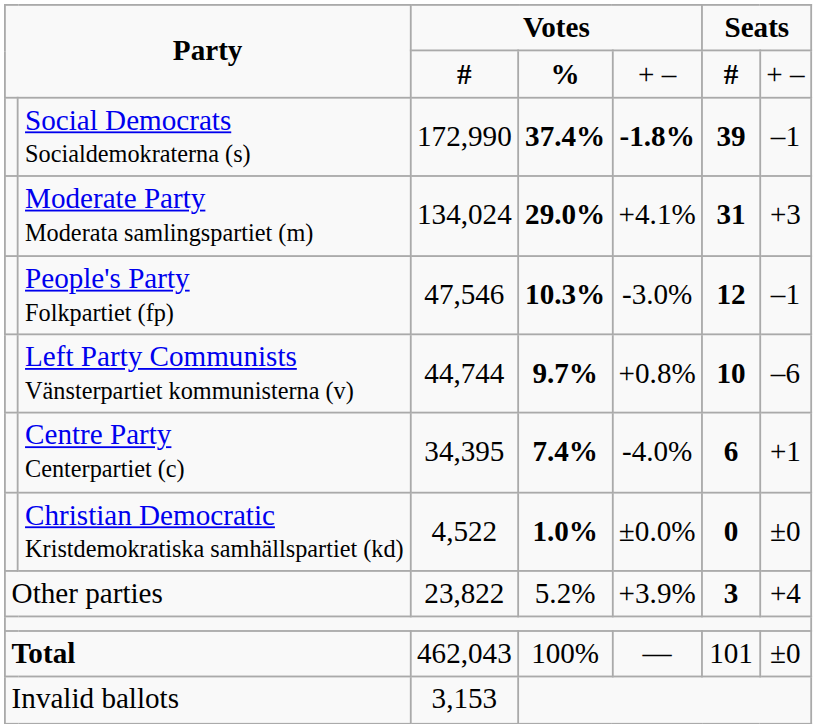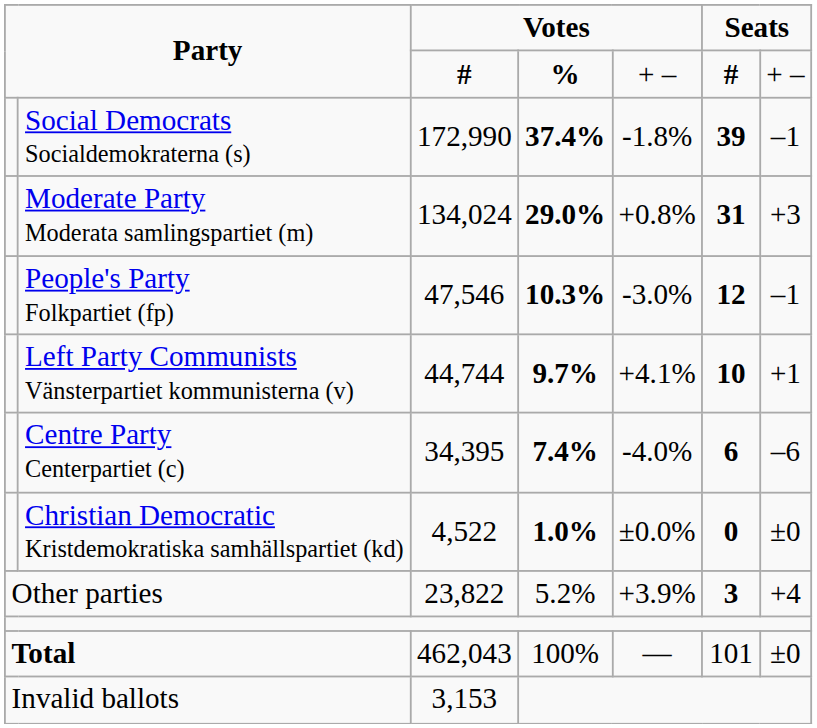(657, 136) bold -> (657, 136) normal
(657, 215) +4.1% -> (657, 215) +0.8%
(657, 373) +0.8% -> (657, 373) +4.1%
(785, 373) –6 -> (785, 373) +1
(785, 452) +1 -> (785, 452) –6
